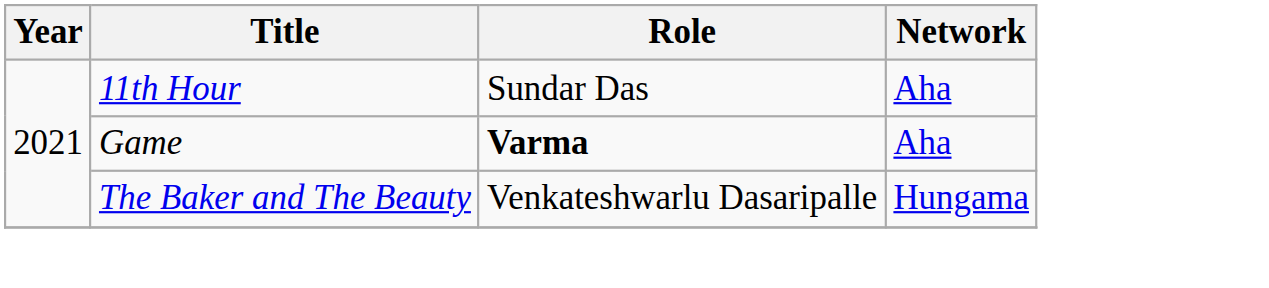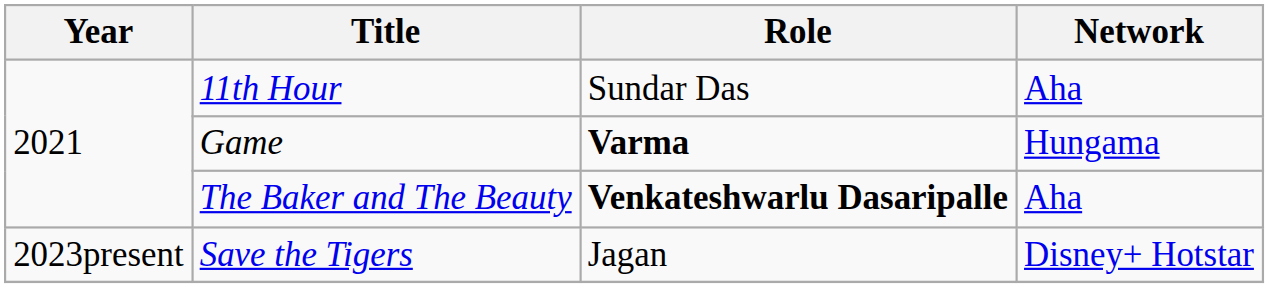(922, 142) Aha -> (1092, 142) Hungama
(682, 198) normal -> (798, 198) bold
(961, 198) Hungama -> (1053, 198) Aha
+ row: (306, 253)
